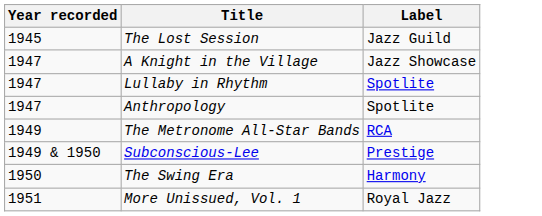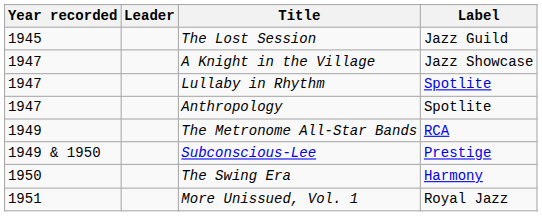+ column: (149, 16)
